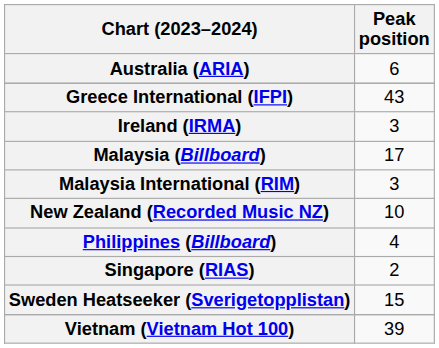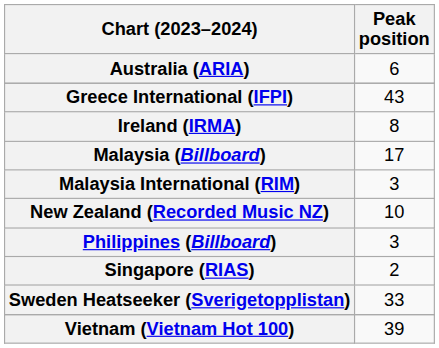(394, 126) 3 -> (394, 126) 8
(394, 241) 4 -> (394, 241) 3
(394, 299) 15 -> (394, 299) 33
